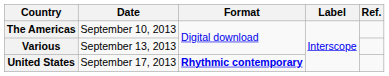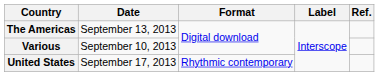(128, 29) September 10, 2013 -> (128, 29) September 13, 2013
(128, 46) September 13, 2013 -> (128, 46) September 10, 2013
(242, 63) bold -> (237, 63) normal
